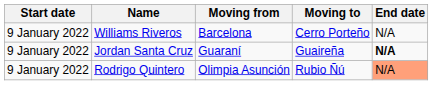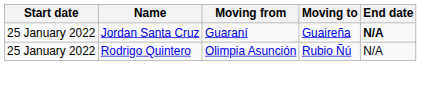- row: (138, 32)
(48, 51) 9 January 2022 -> (51, 32) 25 January 2022
(48, 70) 9 January 2022 -> (51, 51) 25 January 2022
(385, 70) lightsalmon background -> (373, 51) no background
